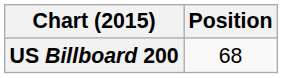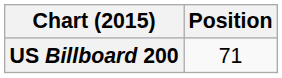(230, 55) 68 -> (230, 55) 71
